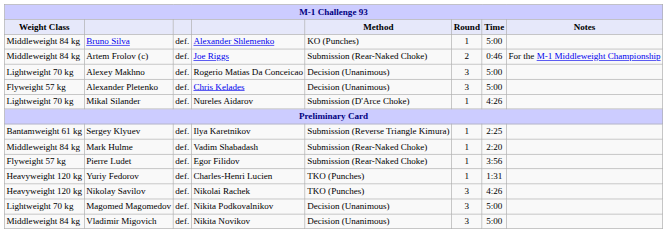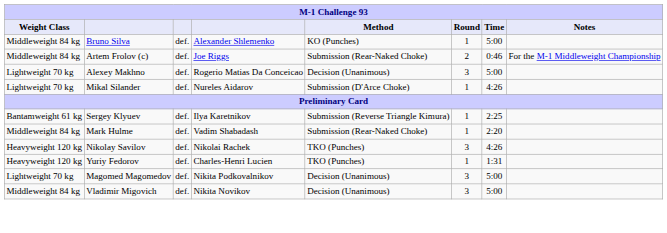- row: (122, 87)
- row: (109, 161)
rows swapped: (116, 191) <-> (113, 176)
